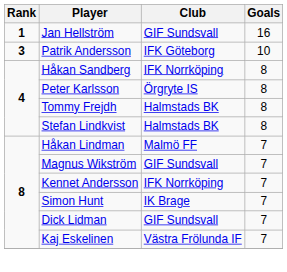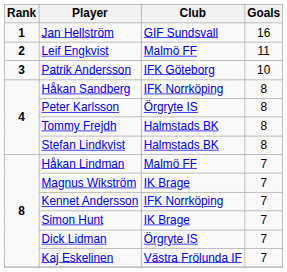+ row: (75, 51)
(181, 164) GIF Sundsvall -> (167, 182) IK Brage
(181, 220) GIF Sundsvall -> (171, 239) Örgryte IS
